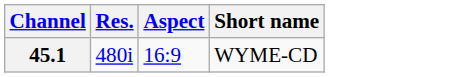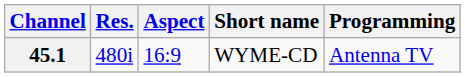+ column: (392, 21)
